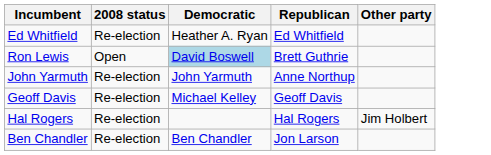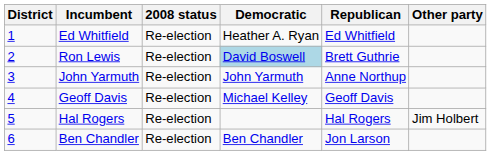+ column: (30, 14)
(110, 56) Open -> (178, 56) Re-election
